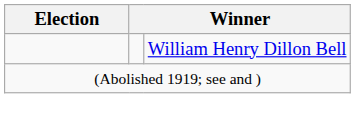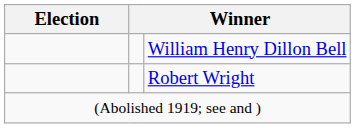+ row: (201, 78)
